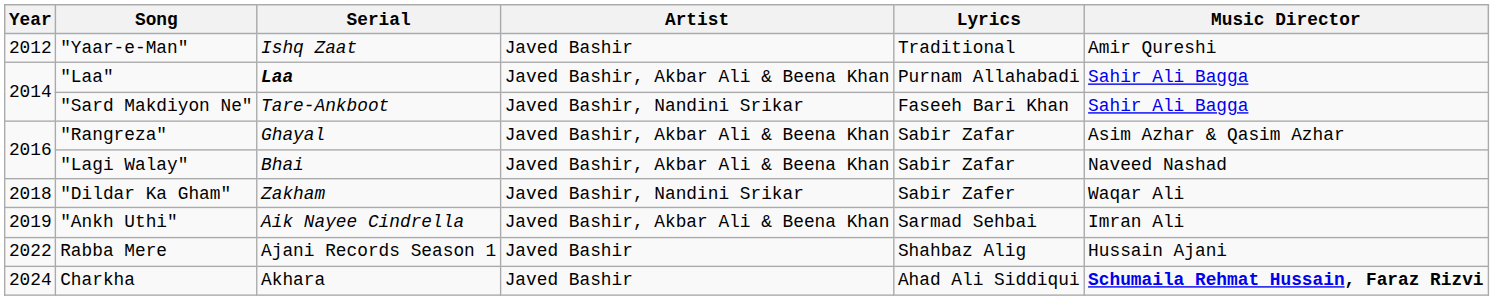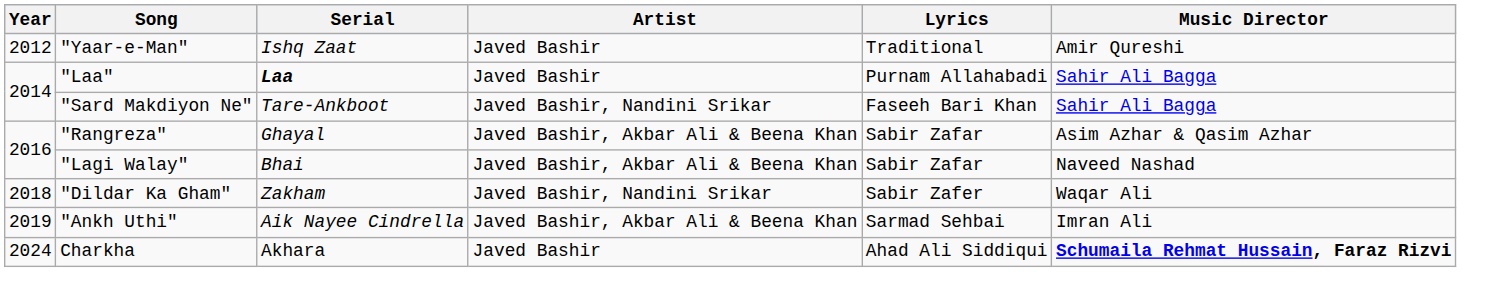(697, 77) Javed Bashir, Akbar Ali & Beena Khan -> (537, 77) Javed Bashir
- row: (114, 251)
